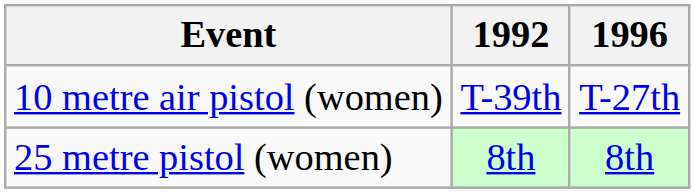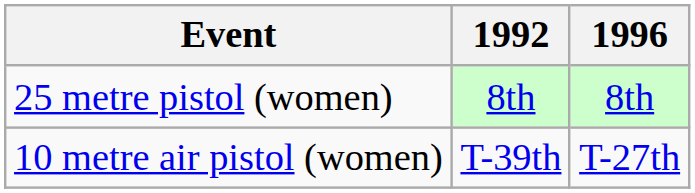rows swapped: (203, 156) <-> (228, 95)
